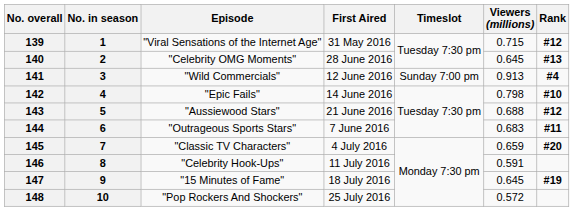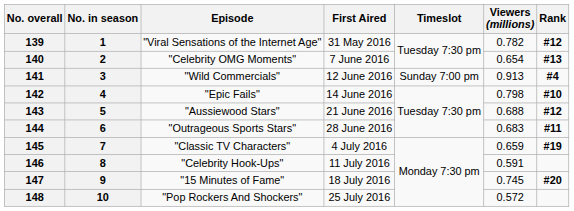(510, 42) 0.715 -> (510, 42) 0.782
(359, 59) 28 June 2016 -> (359, 59) 7 June 2016
(510, 59) 0.645 -> (510, 59) 0.654
(359, 128) 7 June 2016 -> (359, 128) 28 June 2016
(553, 146) #20 -> (553, 146) #19
(510, 180) 0.645 -> (510, 180) 0.745
(553, 180) #19 -> (553, 180) #20
